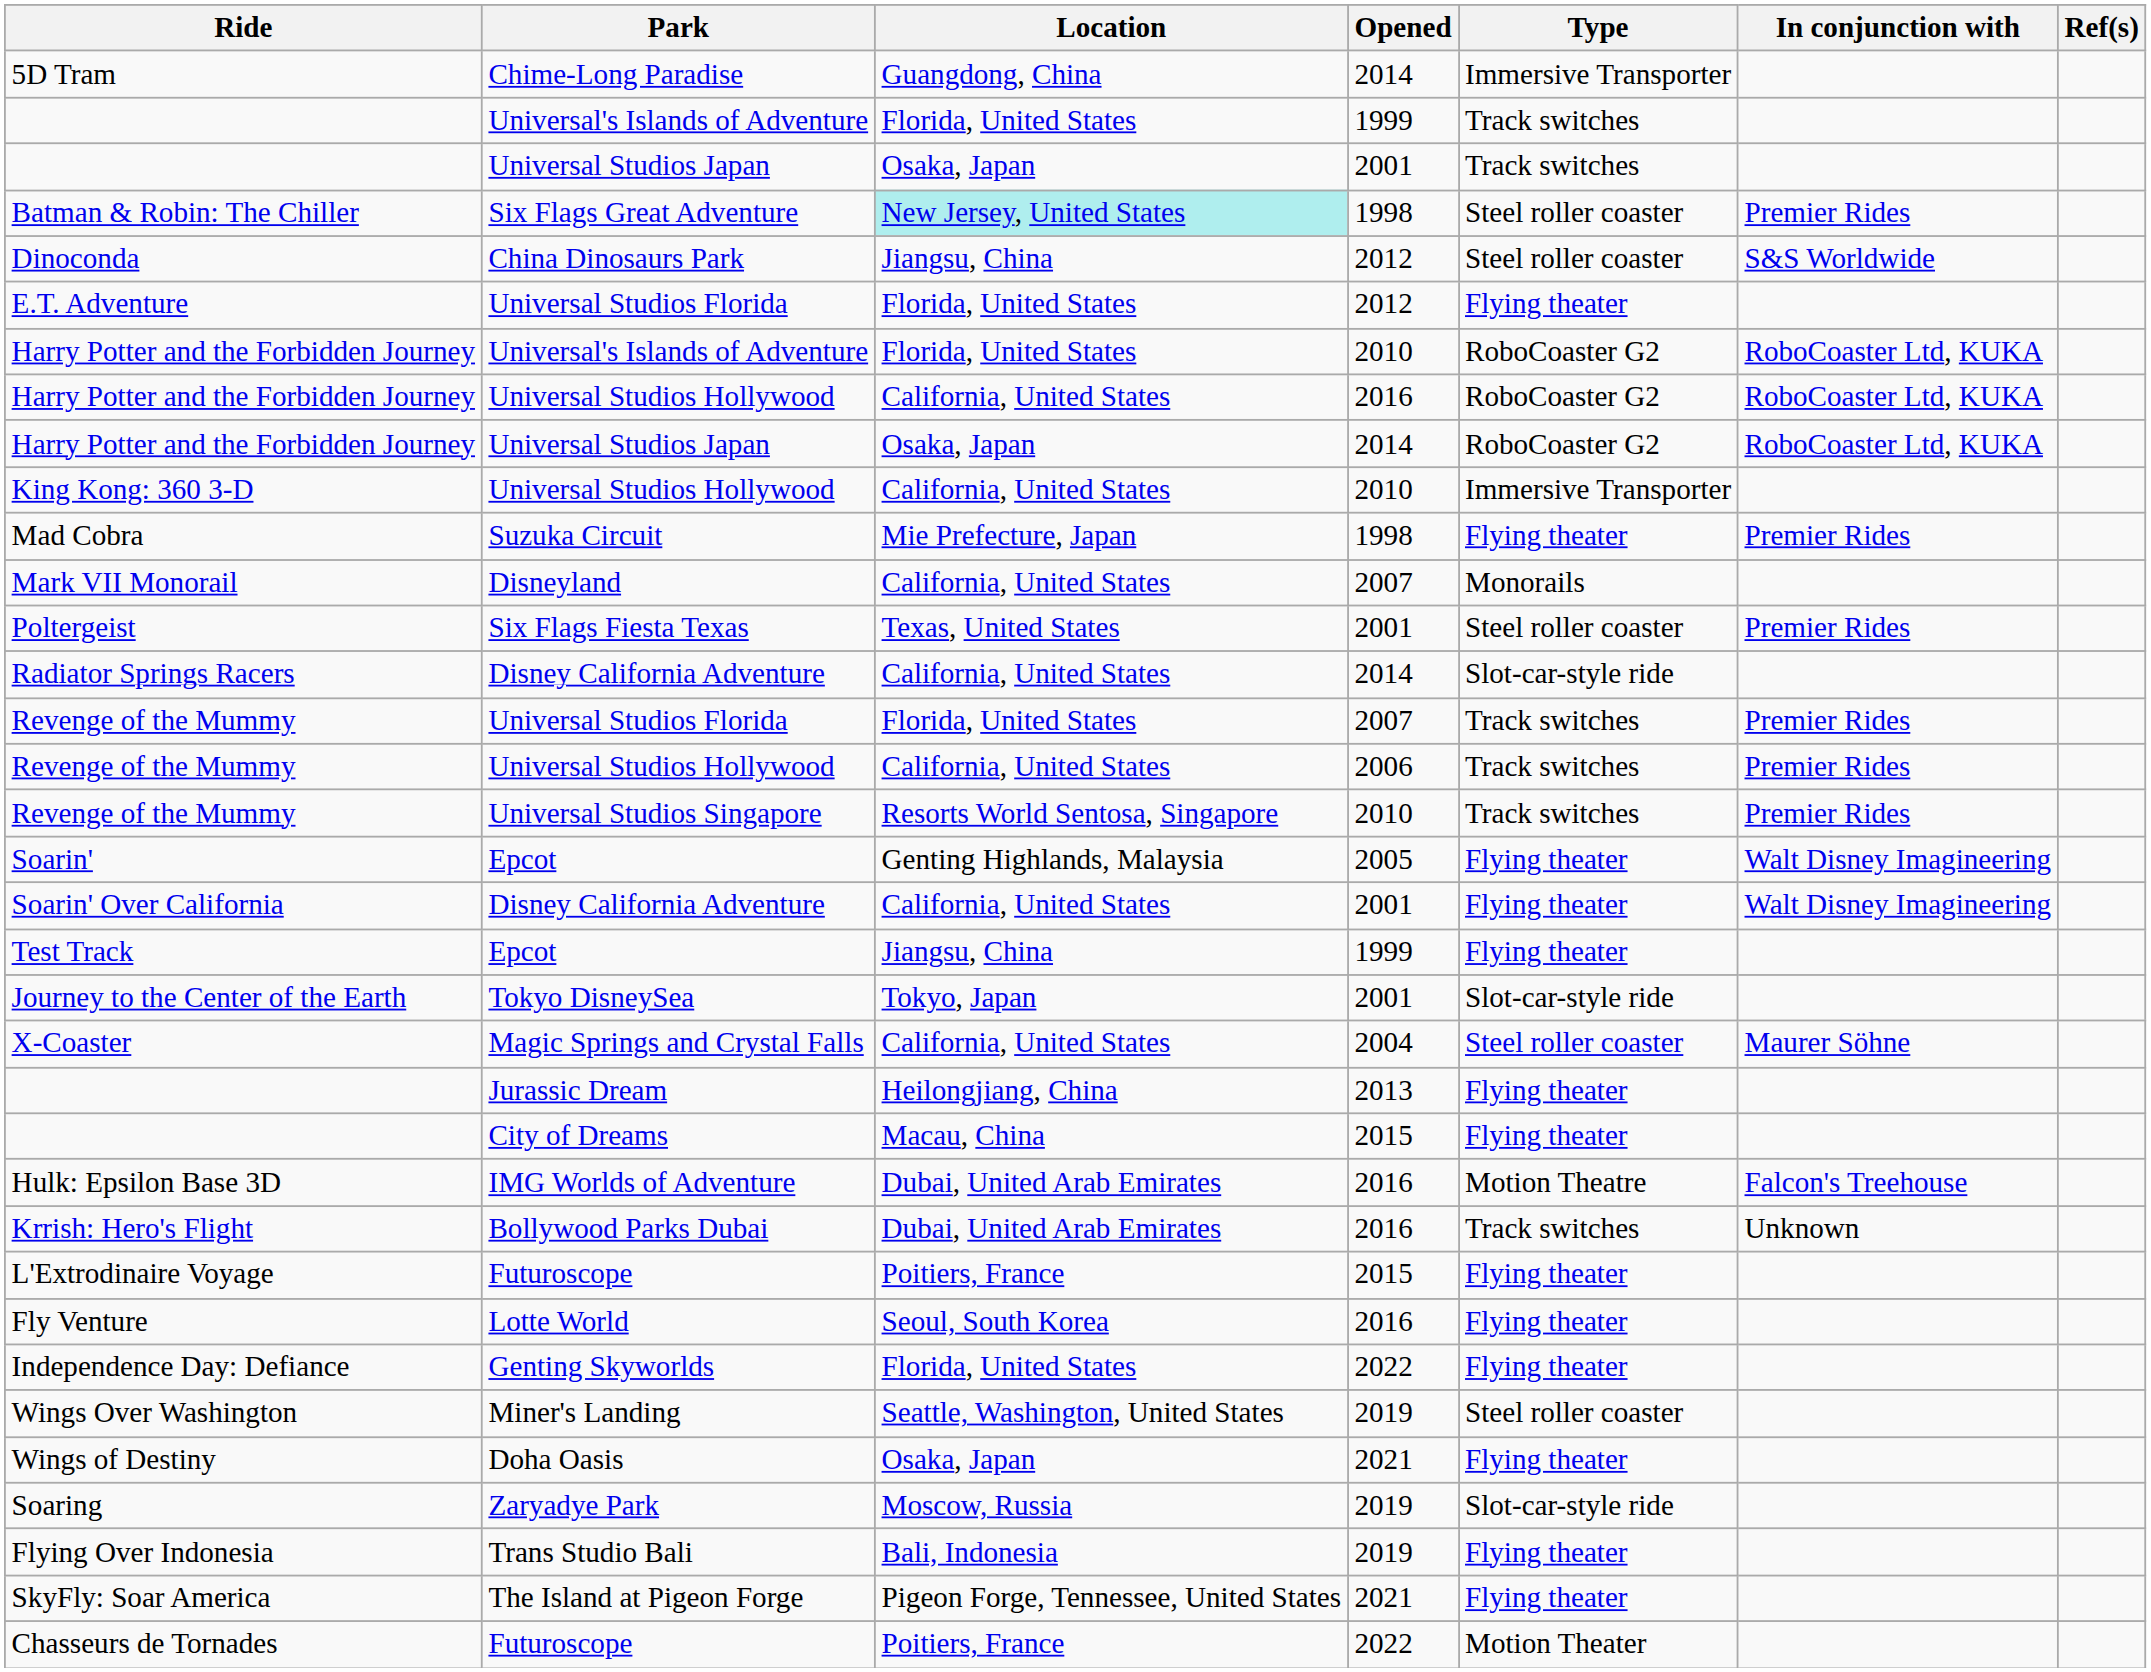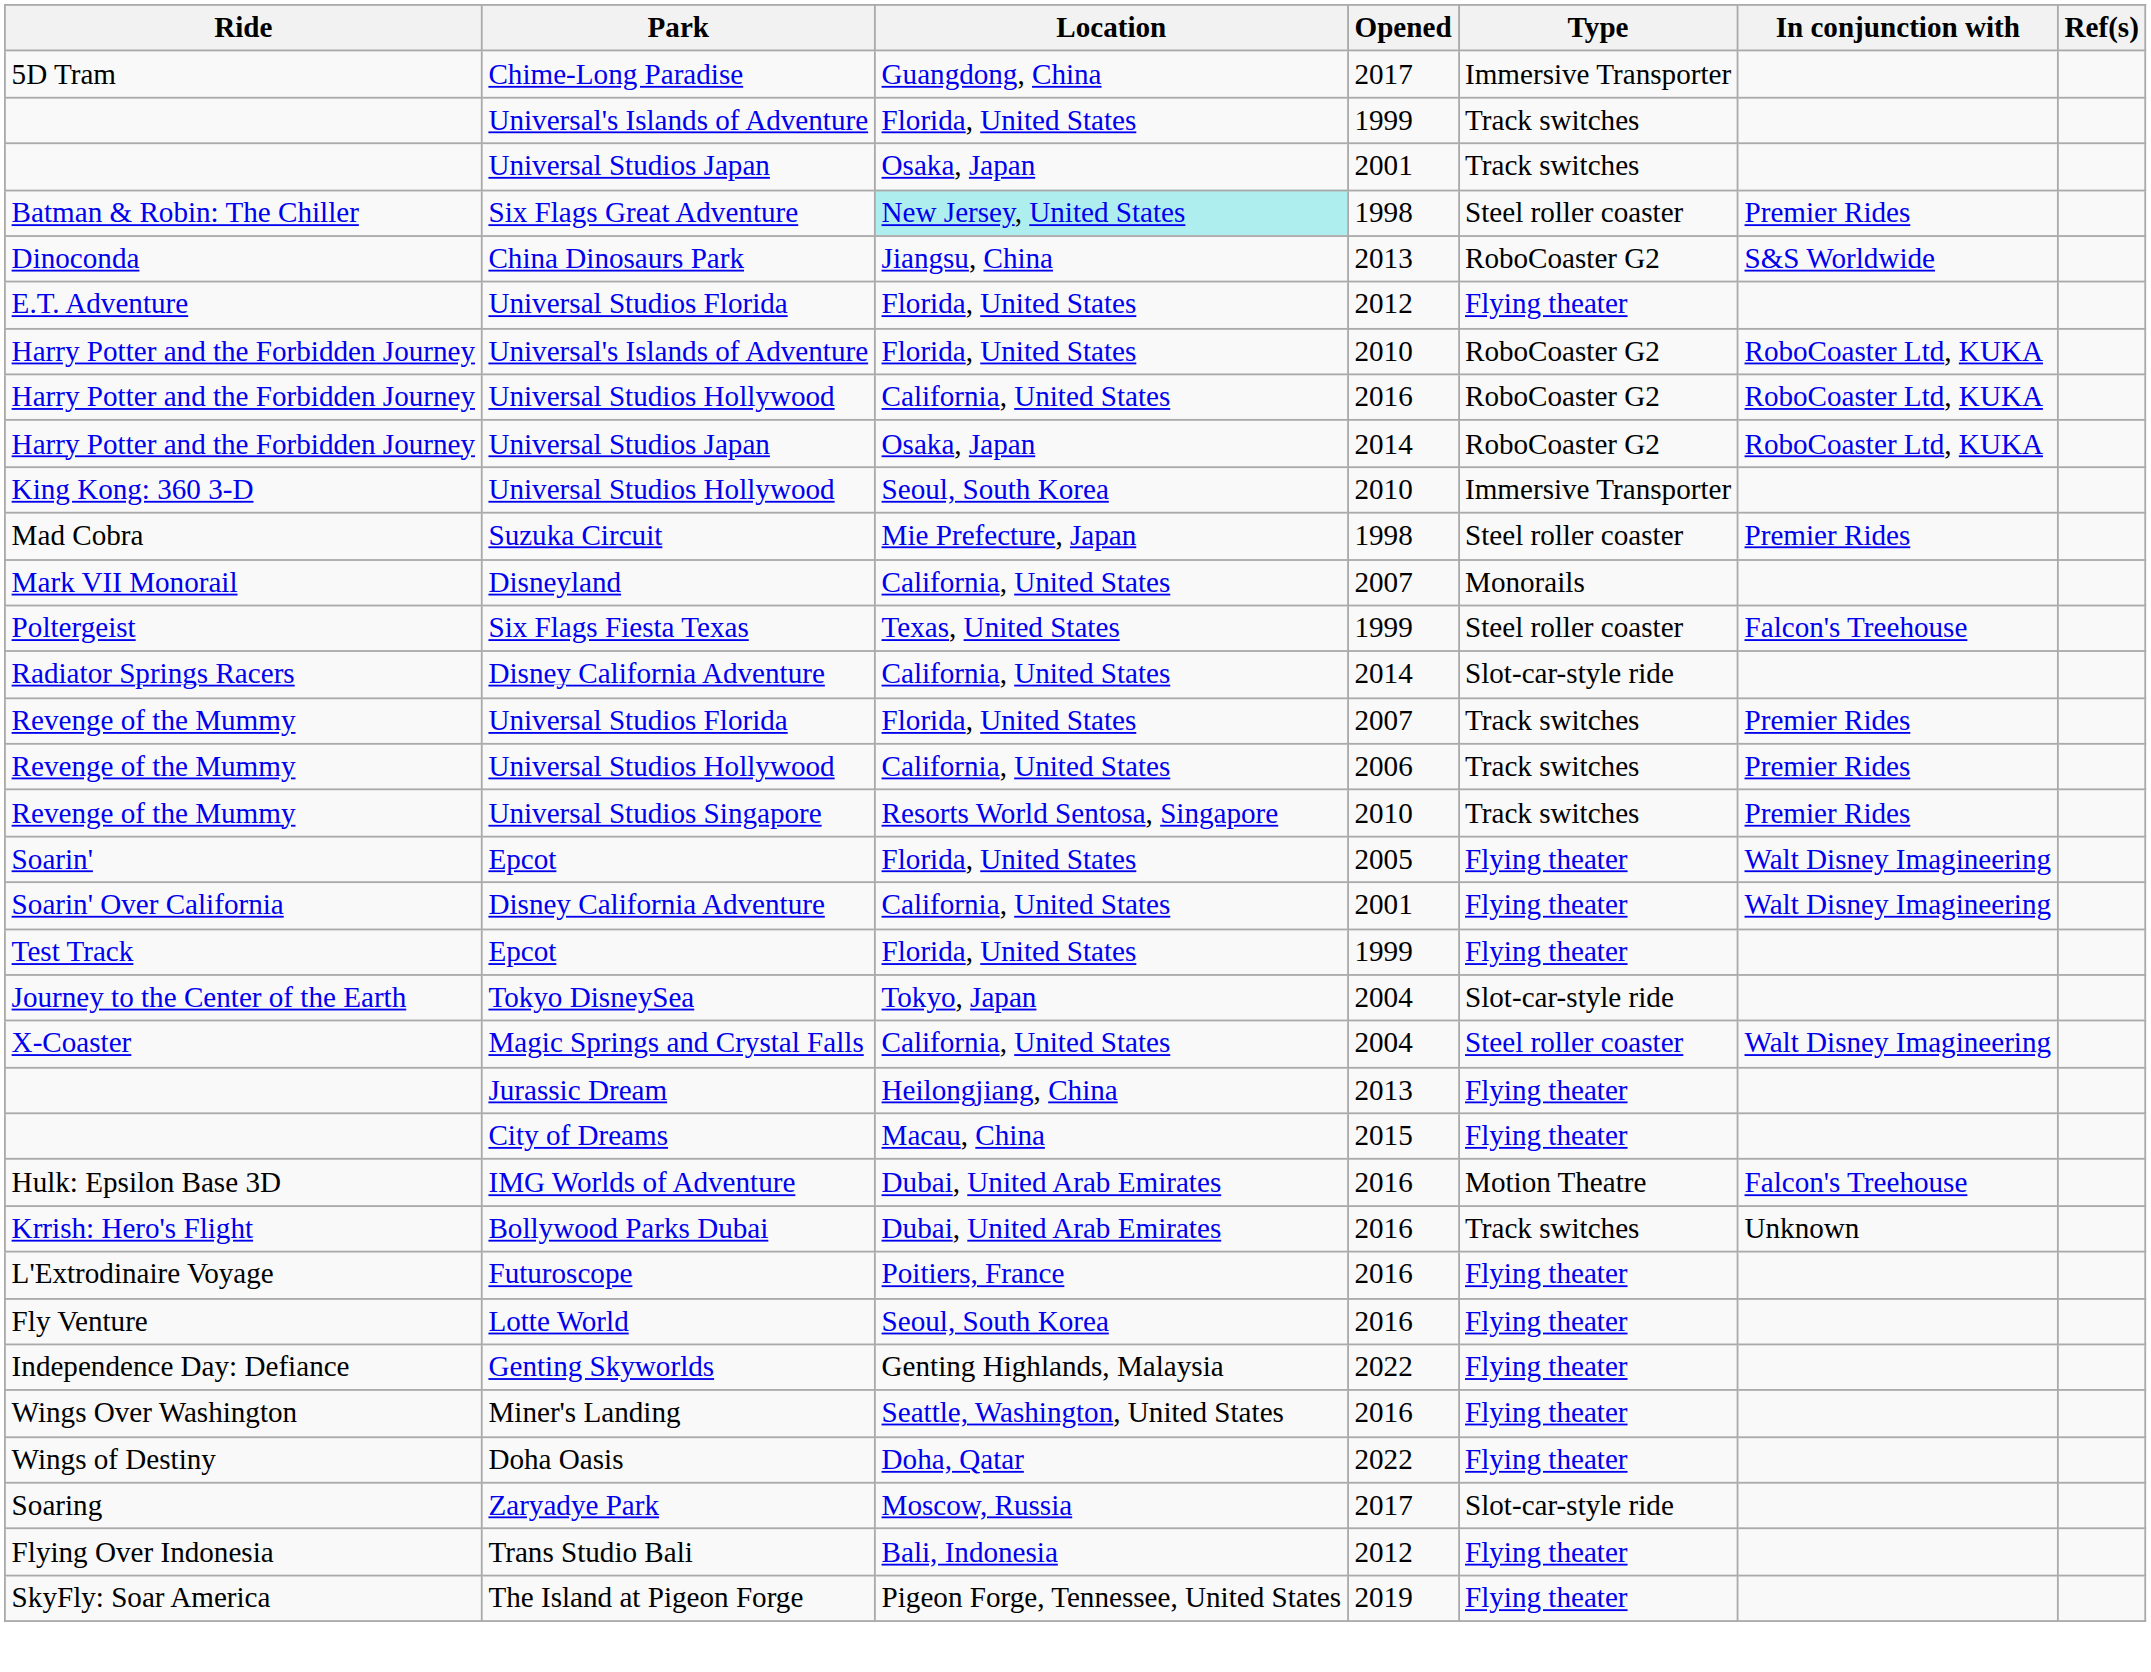(1384, 73) 2014 -> (1384, 73) 2017
(1384, 258) 2012 -> (1384, 258) 2013
(1574, 258) Steel roller coaster -> (1562, 258) RoboCoaster G2
(1026, 489) California, United States -> (995, 489) Seoul, South Korea
(1546, 535) Flying theater -> (1574, 535) Steel roller coaster
(1384, 627) 2001 -> (1384, 627) 1999
(1827, 627) Premier Rides -> (1856, 627) Falcon's Treehouse
(1053, 858) Genting Highlands, Malaysia -> (1009, 858) Florida, United States
(967, 951) Jiangsu, China -> (1009, 951) Florida, United States
(1384, 997) 2001 -> (1384, 997) 2004
(1827, 1043) Maurer Söhne -> (1898, 1043) Walt Disney Imagineering
(1384, 1274) 2015 -> (1384, 1274) 2016
(1009, 1366) Florida, United States -> (1053, 1366) Genting Highlands, Malaysia
(1384, 1413) 2019 -> (1384, 1413) 2016
(1574, 1413) Steel roller coaster -> (1546, 1413) Flying theater
(958, 1459) Osaka, Japan -> (953, 1459) Doha, Qatar
(1384, 1459) 2021 -> (1384, 1459) 2022
(1384, 1505) 2019 -> (1384, 1505) 2017
(1384, 1551) 2019 -> (1384, 1551) 2012
(1384, 1597) 2021 -> (1384, 1597) 2019
- row: (145, 1643)
